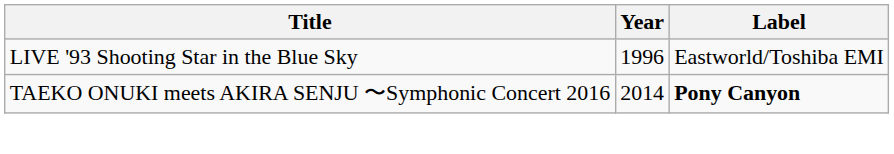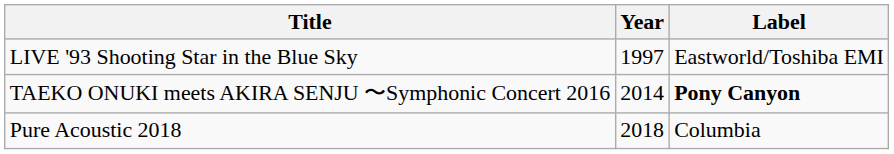(642, 56) 1996 -> (642, 56) 1997
+ row: (96, 130)
